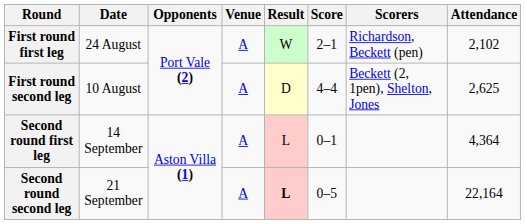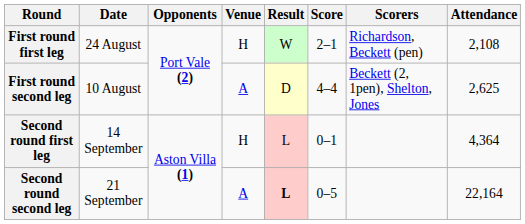(243, 44) A -> (243, 44) H
(484, 44) 2,102 -> (484, 44) 2,108
(243, 141) A -> (243, 141) H
